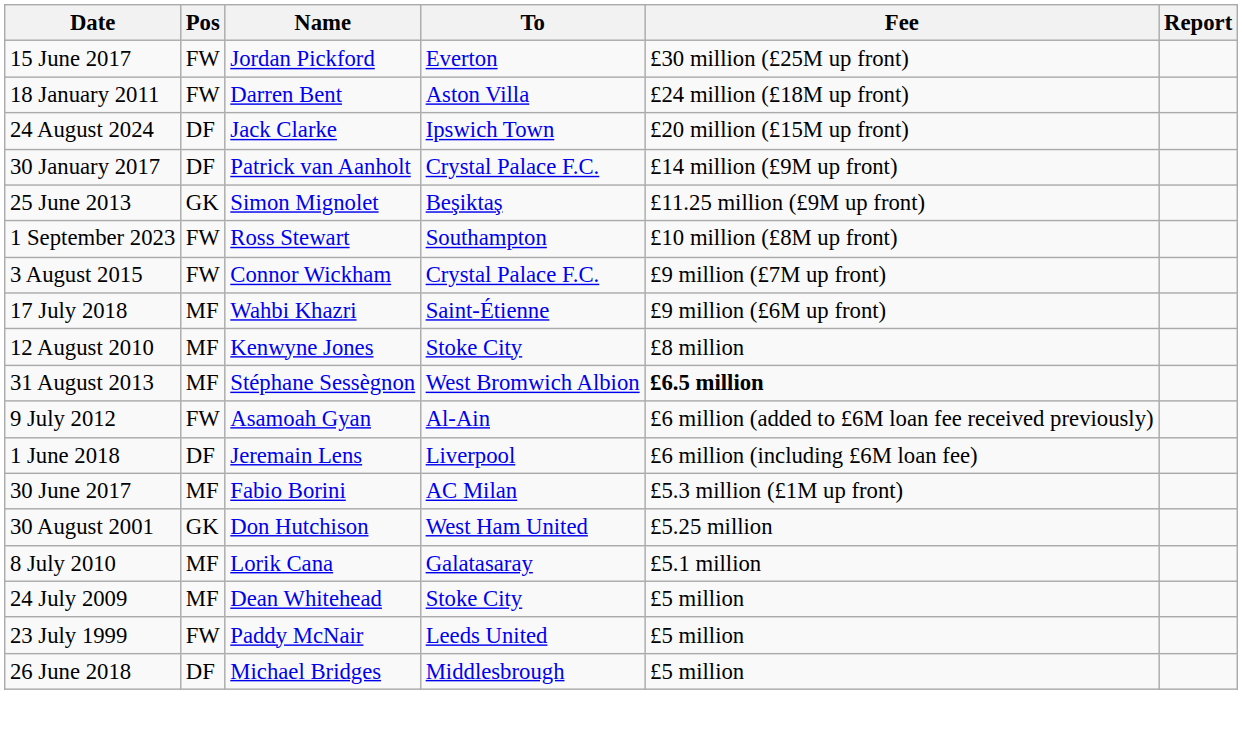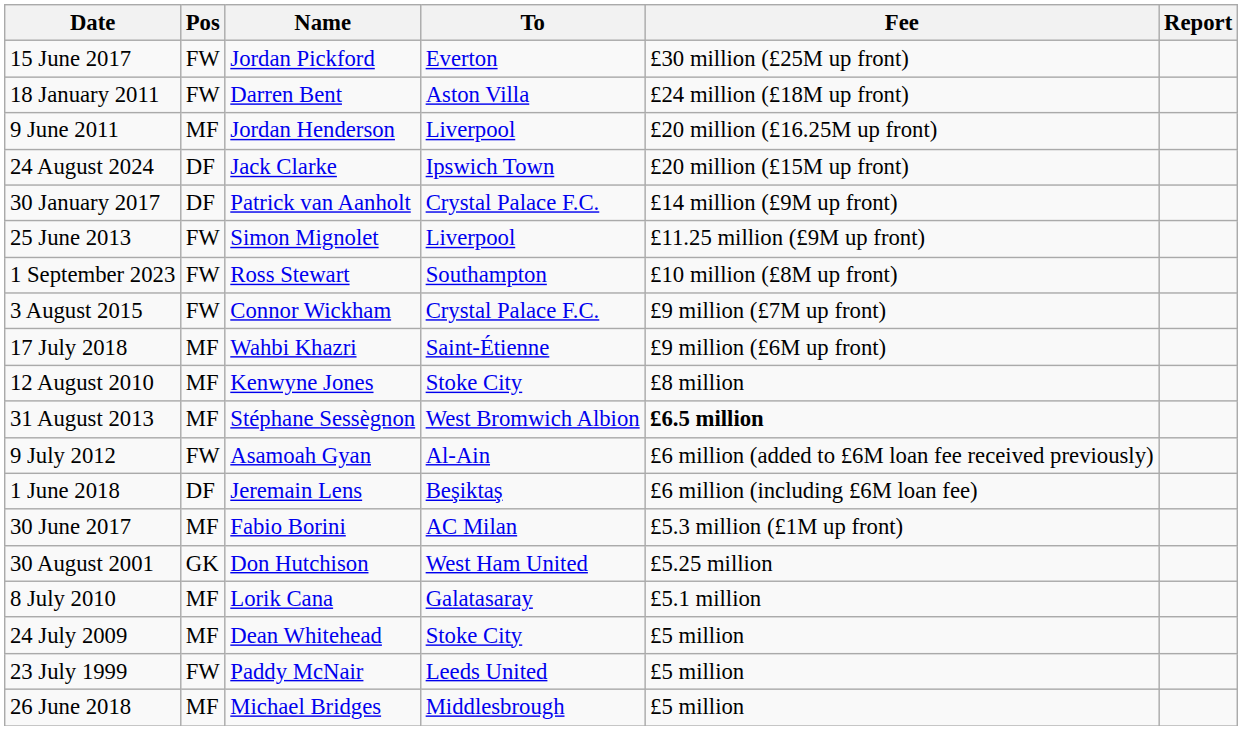+ row: (64, 130)
(202, 202) GK -> (203, 238) FW
(464, 202) Beşiktaş -> (470, 238) Liverpool
(470, 454) Liverpool -> (464, 490) Beşiktaş
(200, 671) DF -> (202, 707) MF
